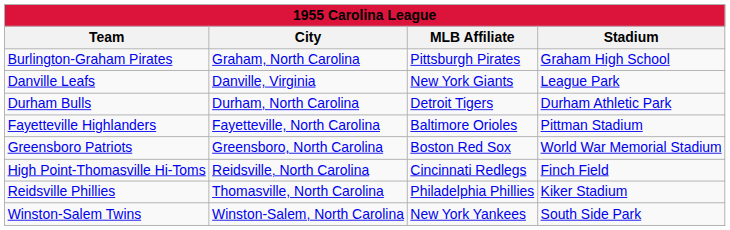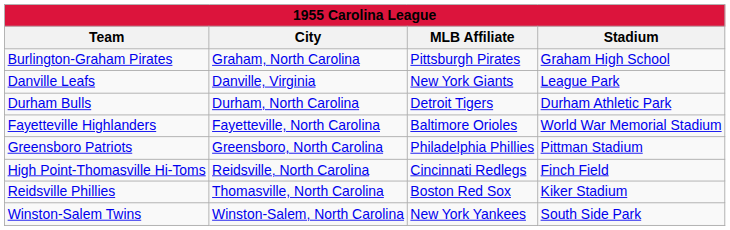(592, 125) Pittman Stadium -> (631, 125) World War Memorial Stadium
(461, 147) Boston Red Sox -> (472, 147) Philadelphia Phillies
(631, 147) World War Memorial Stadium -> (592, 147) Pittman Stadium
(472, 192) Philadelphia Phillies -> (461, 192) Boston Red Sox
